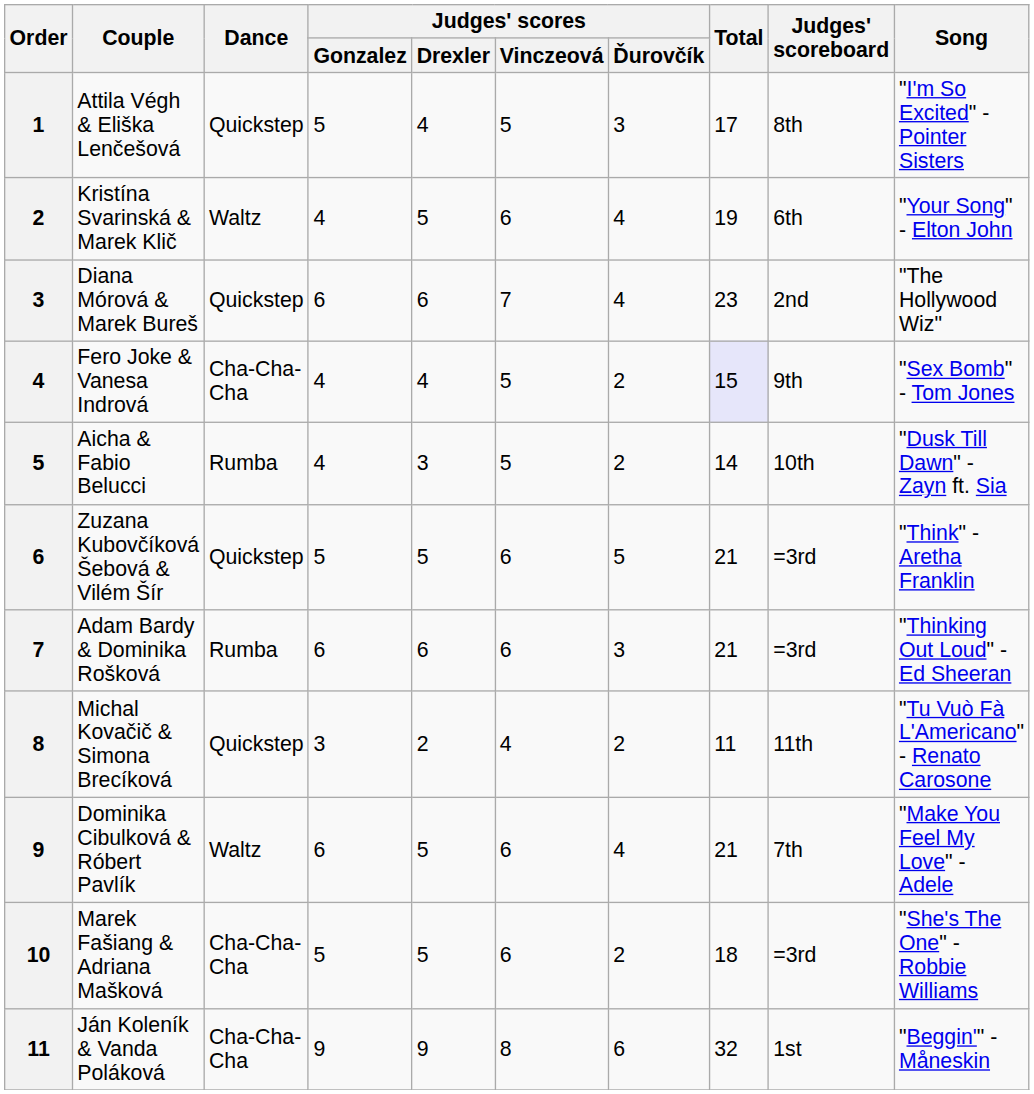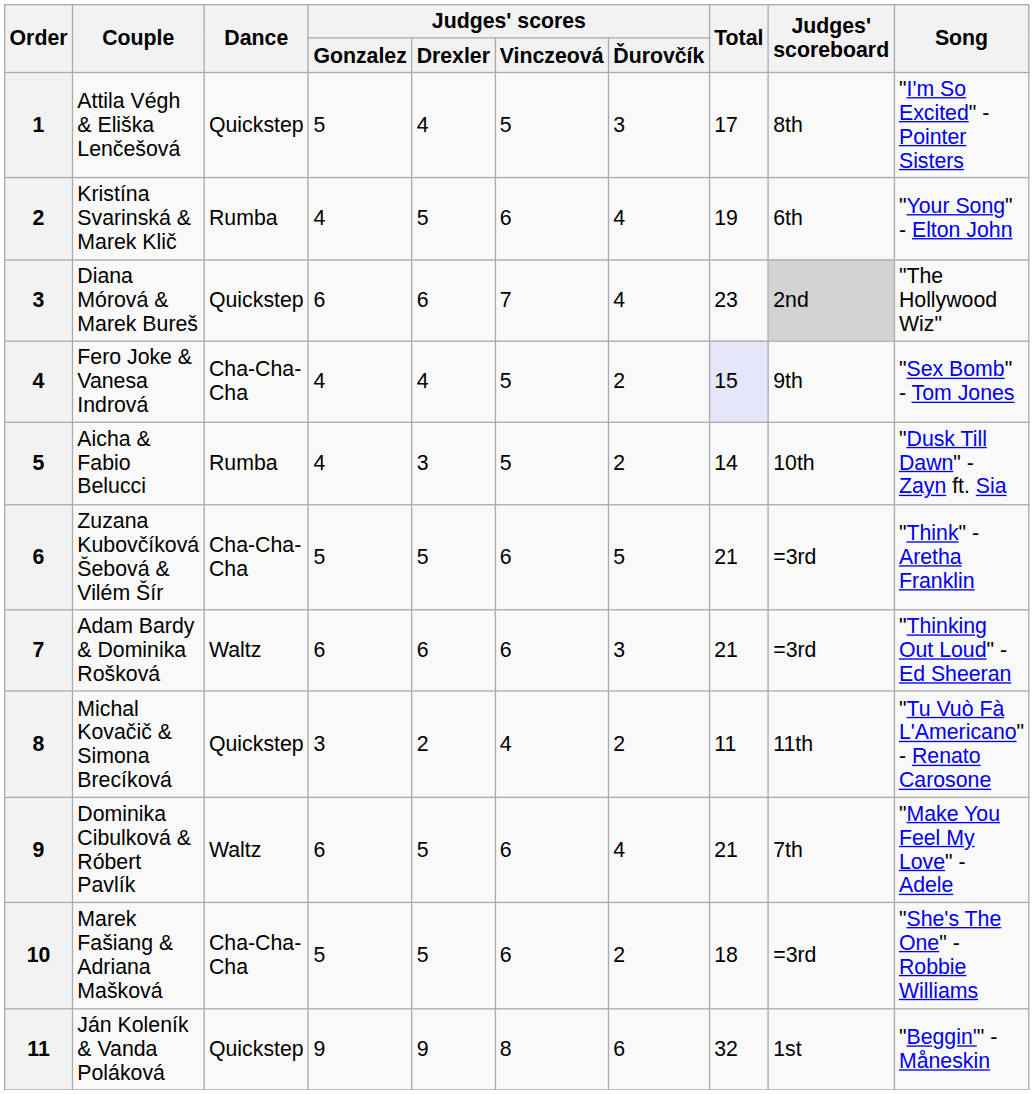(235, 218) Waltz -> (243, 218) Rumba
(791, 300) no background -> (791, 300) lightgrey background
(256, 556) Quickstep -> (255, 556) Cha-Cha-Cha
(243, 650) Rumba -> (235, 650) Waltz
(255, 1048) Cha-Cha-Cha -> (256, 1048) Quickstep
